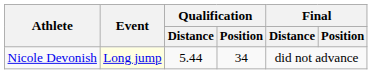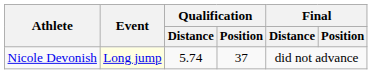(191, 58) 5.44 -> (191, 58) 5.74
(241, 58) 34 -> (241, 58) 37
